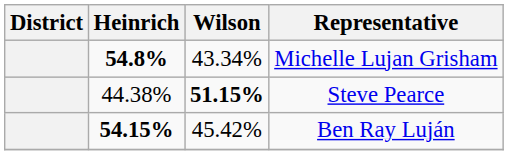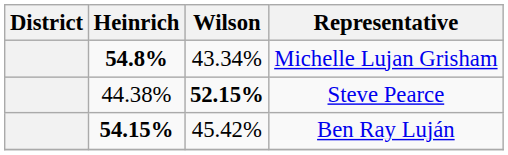(227, 94) 51.15% -> (227, 94) 52.15%
